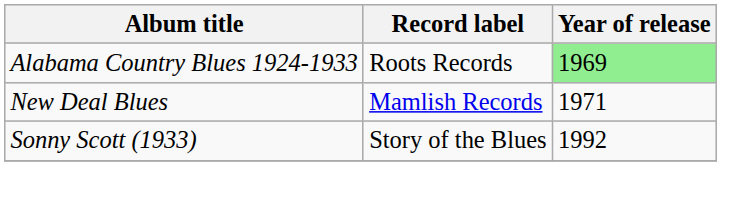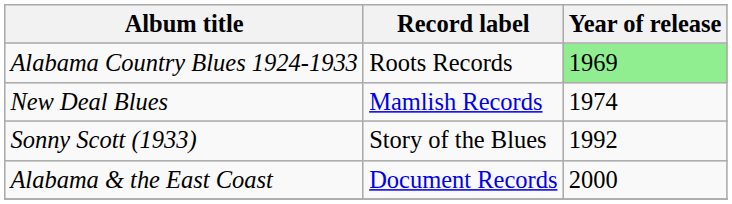(582, 101) 1971 -> (593, 101) 1974
+ row: (142, 179)
